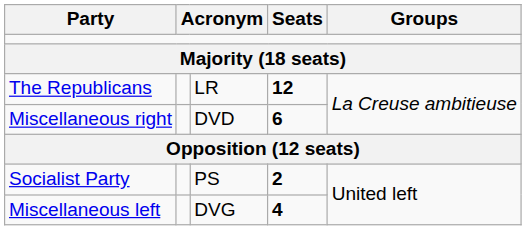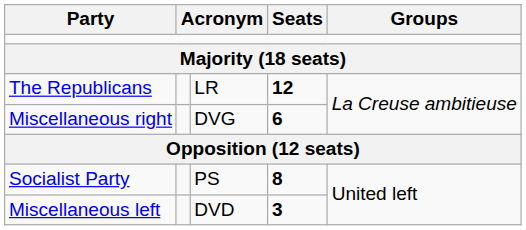(214, 118) DVD -> (215, 118) DVG
(277, 179) 2 -> (277, 179) 8
(215, 209) DVG -> (214, 209) DVD
(277, 209) 4 -> (277, 209) 3
